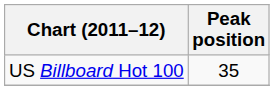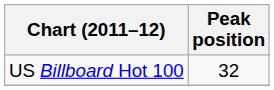(229, 70) 35 -> (229, 70) 32
